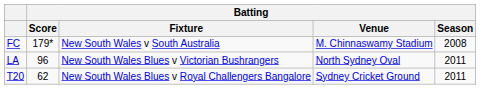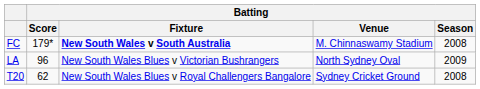(141, 45) normal -> (146, 45) bold
(455, 60) 2011 -> (455, 60) 2009
(455, 76) 2011 -> (455, 76) 2008
